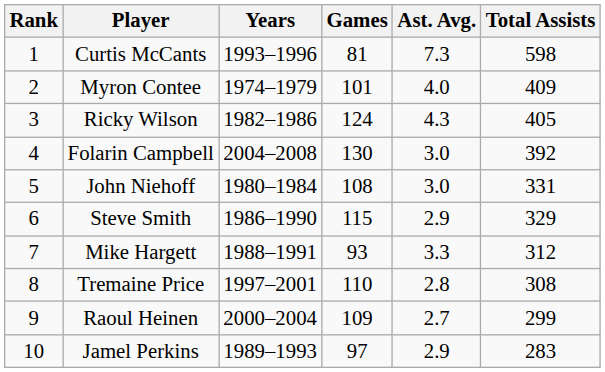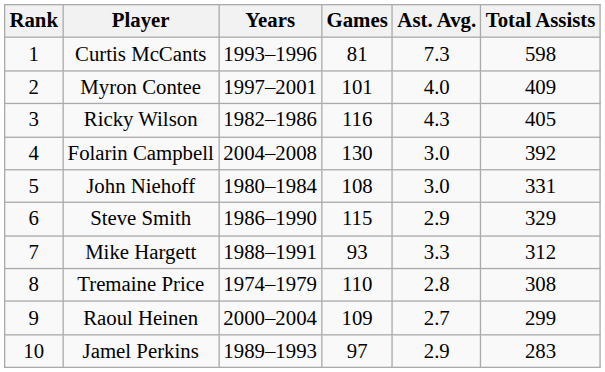(270, 86) 1974–1979 -> (270, 86) 1997–2001
(357, 119) 124 -> (357, 119) 116
(270, 284) 1997–2001 -> (270, 284) 1974–1979
